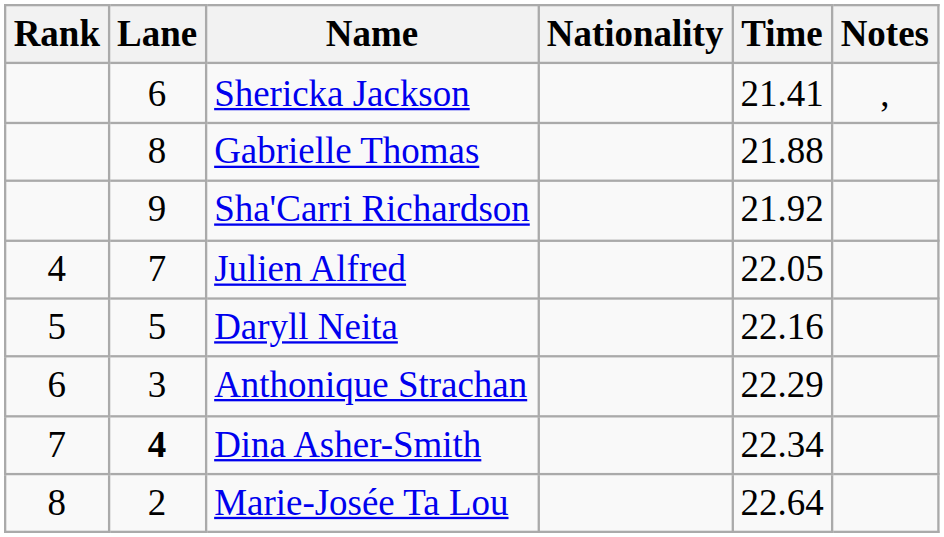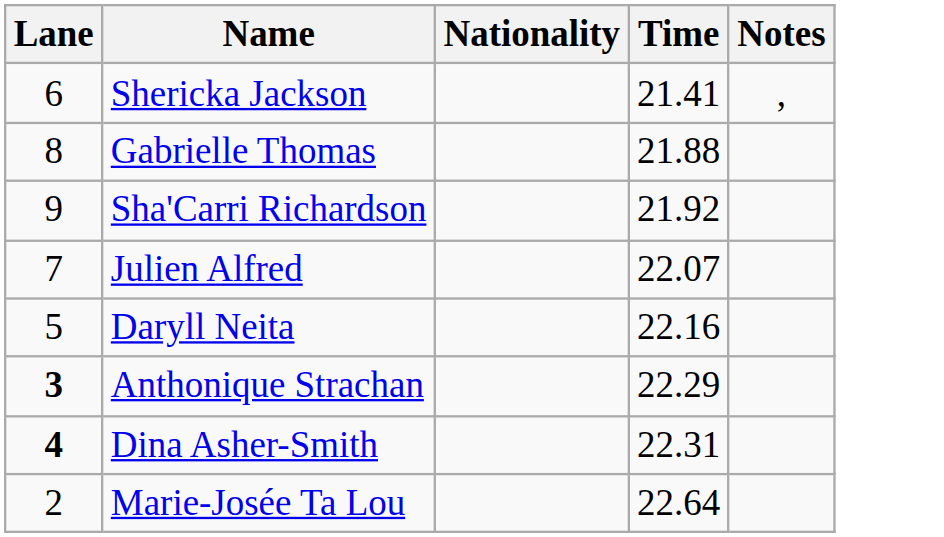- column: (57, 33)
(782, 268) 22.05 -> (679, 268) 22.07
(157, 385) normal -> (54, 385) bold
(782, 444) 22.34 -> (679, 444) 22.31
